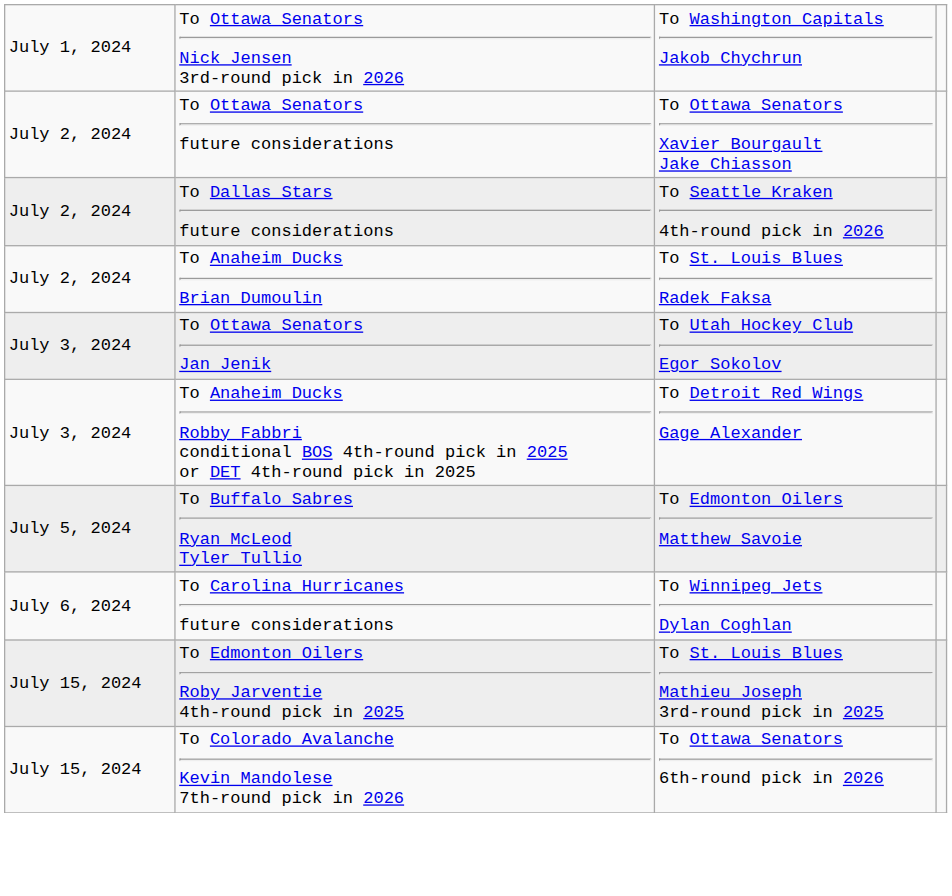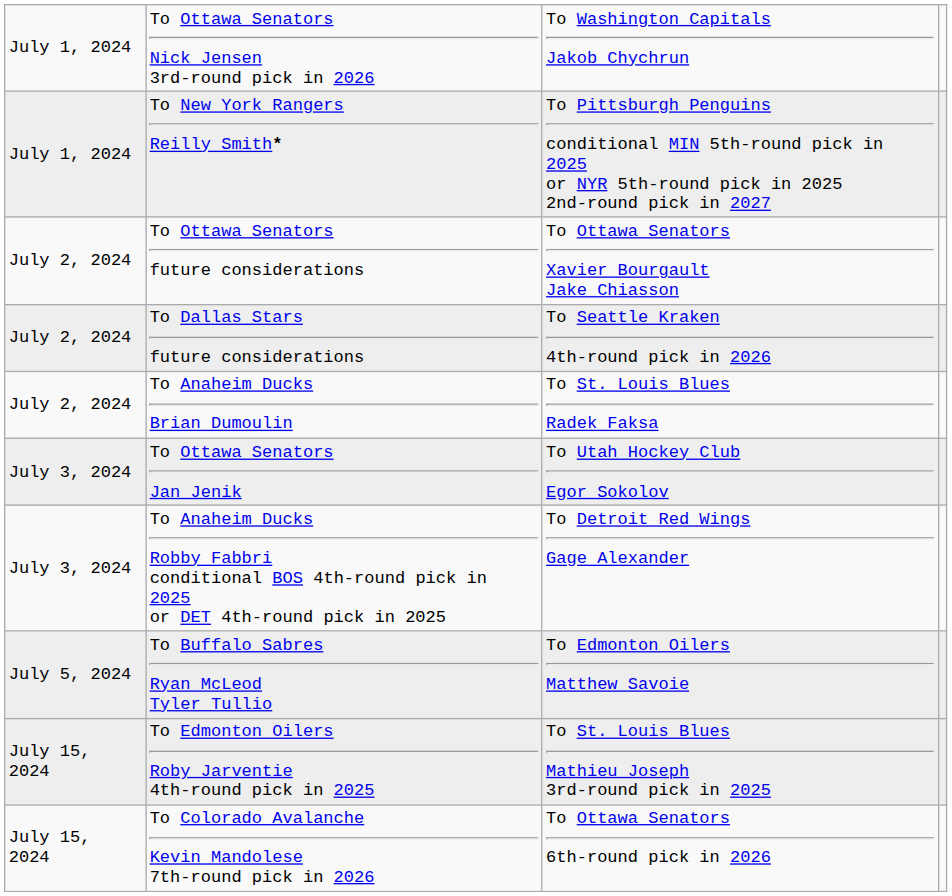+ row: (344, 125)
- row: (415, 606)
